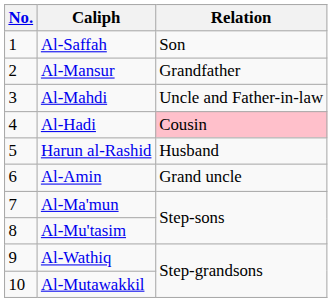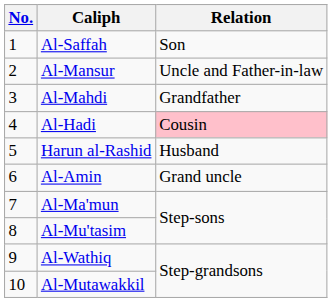(200, 71) Grandfather -> (241, 71) Uncle and Father-in-law
(241, 97) Uncle and Father-in-law -> (200, 97) Grandfather
